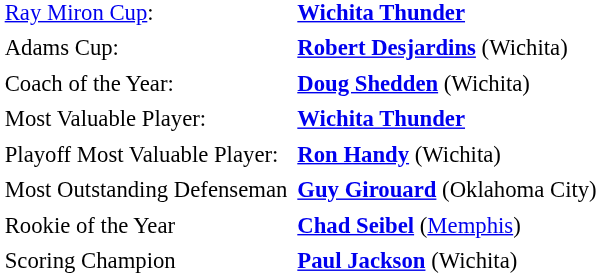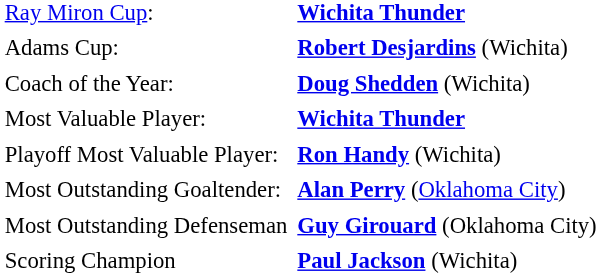+ row: (143, 189)
- row: (90, 225)
